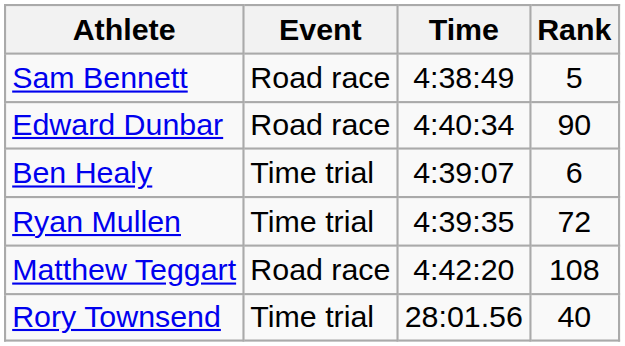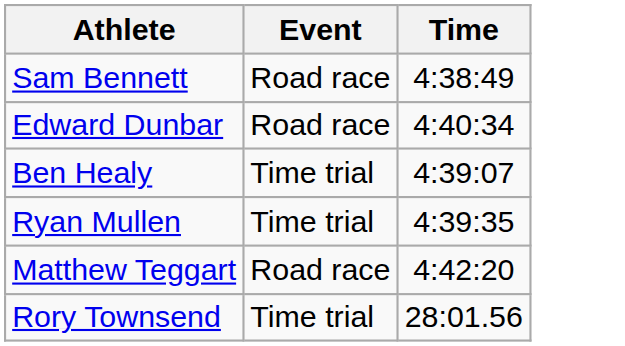- column: (574, 29)
